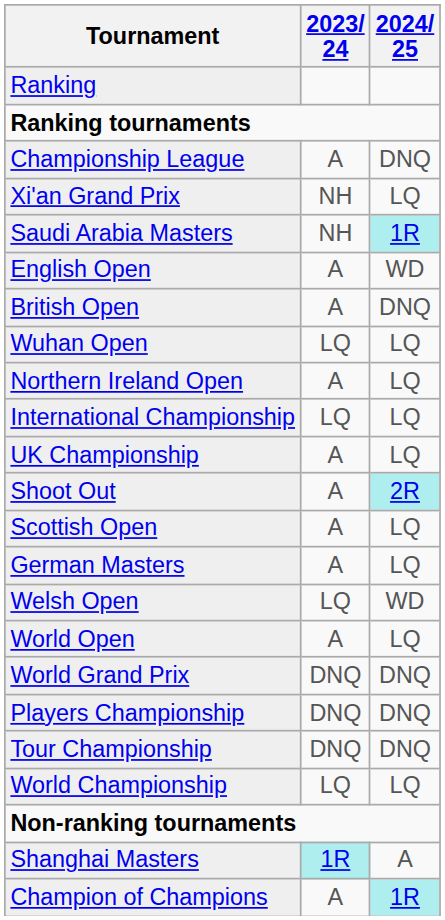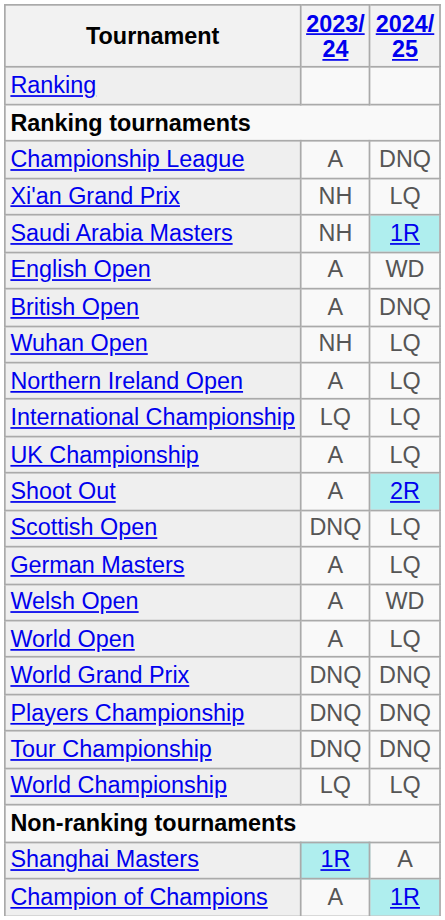(335, 344) LQ -> (335, 344) NH
(335, 528) A -> (335, 528) DNQ
(335, 602) LQ -> (335, 602) A
